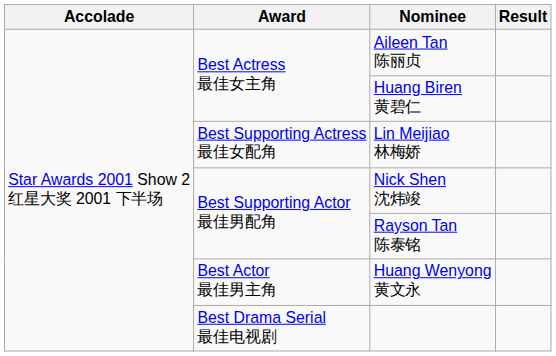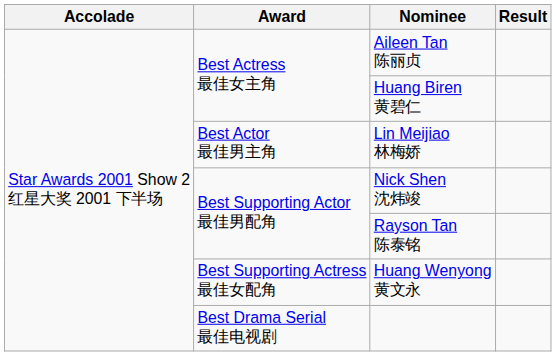(282, 143) Best Supporting Actress 最佳女配角 -> (237, 143) Best Actor 最佳男主角
(237, 281) Best Actor 最佳男主角 -> (282, 281) Best Supporting Actress 最佳女配角
